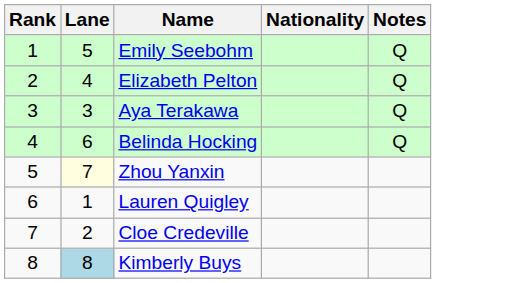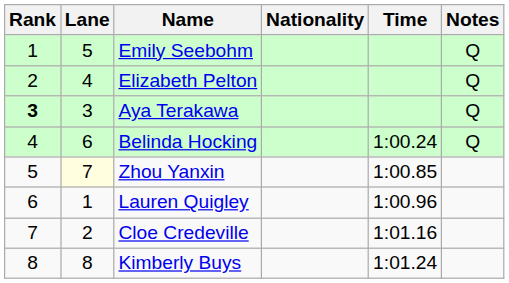+ column: (405, 19)
(32, 111) normal -> (32, 111) bold
(87, 263) lightblue background -> (87, 263) no background
